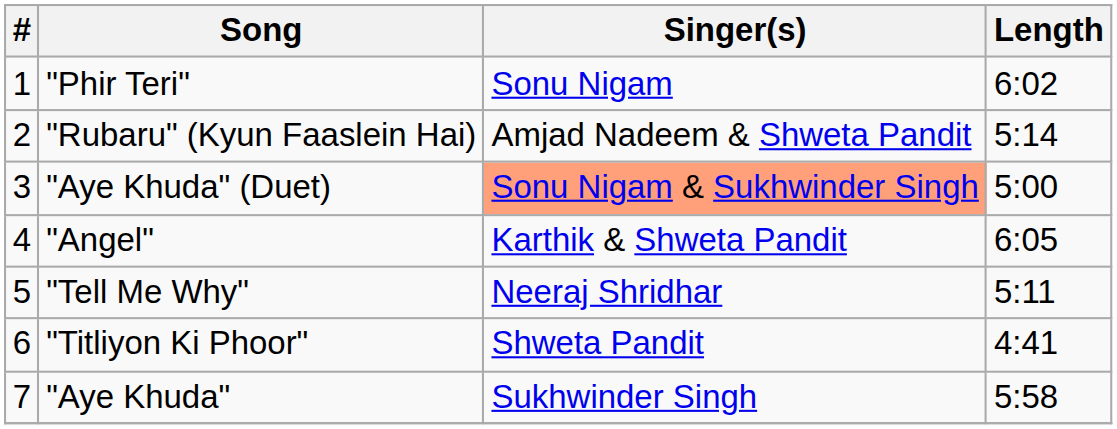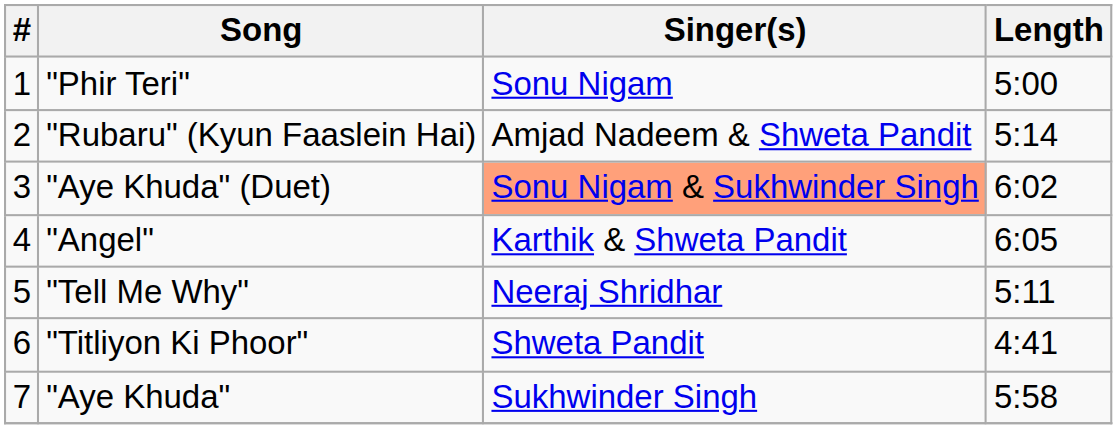(1026, 82) 6:02 -> (1026, 82) 5:00
(1026, 187) 5:00 -> (1026, 187) 6:02
